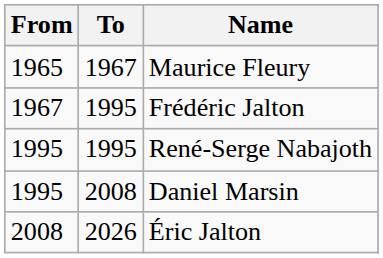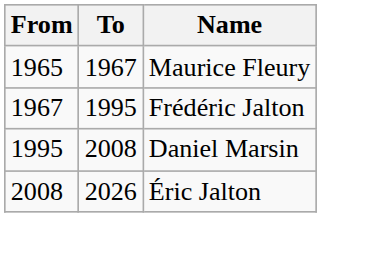- row: (260, 149)
